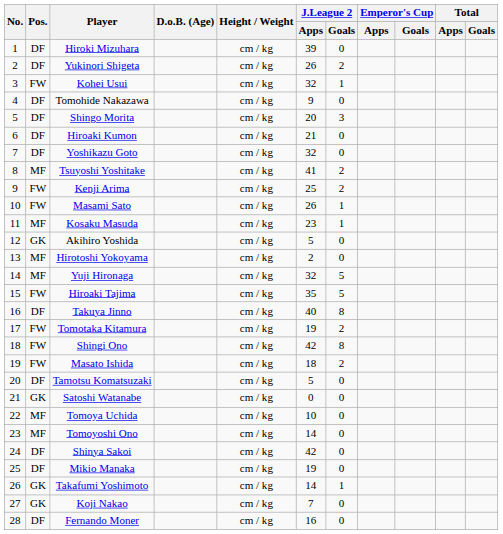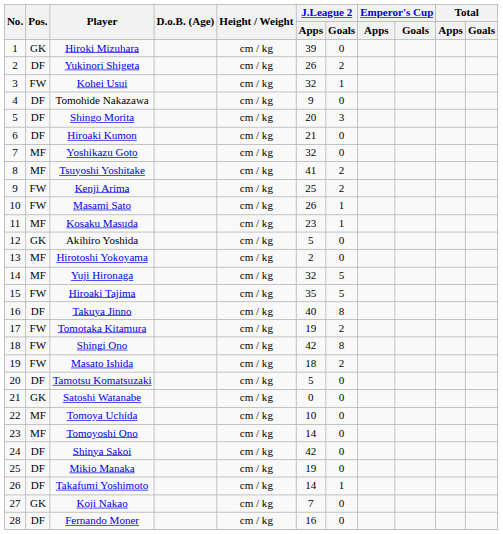(38, 48) DF -> (38, 48) GK
(38, 153) DF -> (38, 153) MF
(38, 485) GK -> (38, 485) DF
